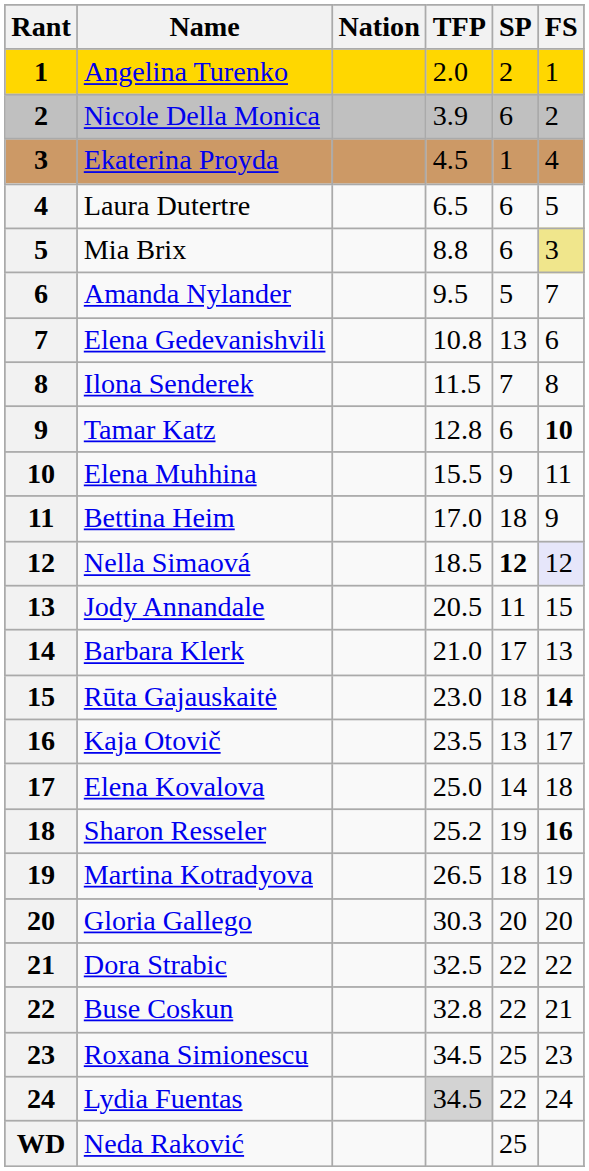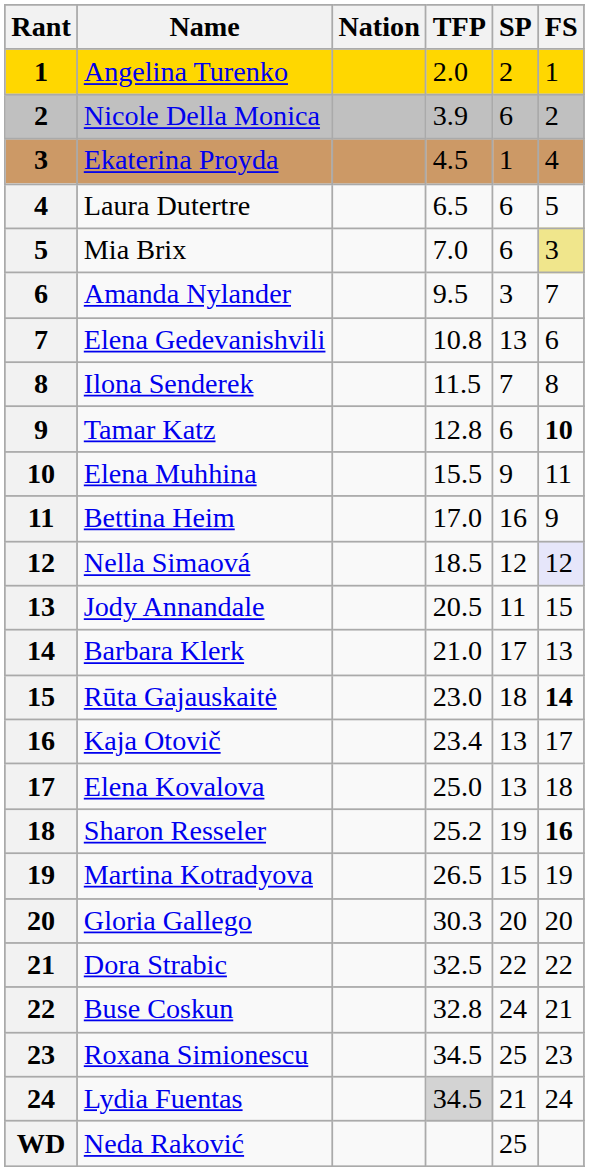(450, 250) 8.8 -> (450, 250) 7.0
(506, 294) 5 -> (506, 294) 3
(513, 518) 18 -> (513, 518) 16
(513, 562) bold -> (513, 562) normal
(457, 741) 23.5 -> (457, 741) 23.4
(513, 786) 14 -> (513, 786) 13
(513, 875) 18 -> (513, 875) 15
(513, 1009) 22 -> (513, 1009) 24
(513, 1098) 22 -> (513, 1098) 21
